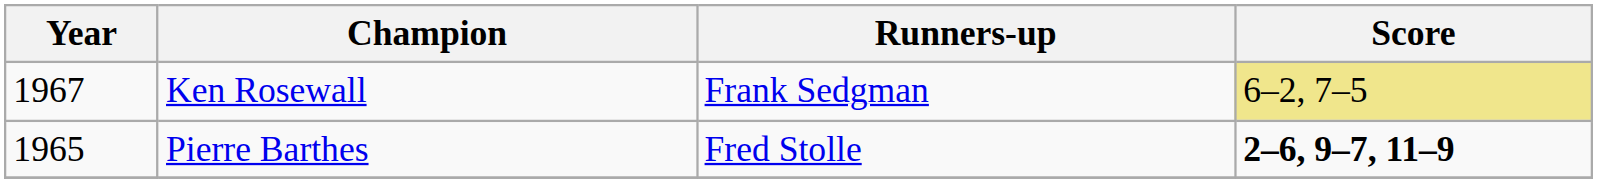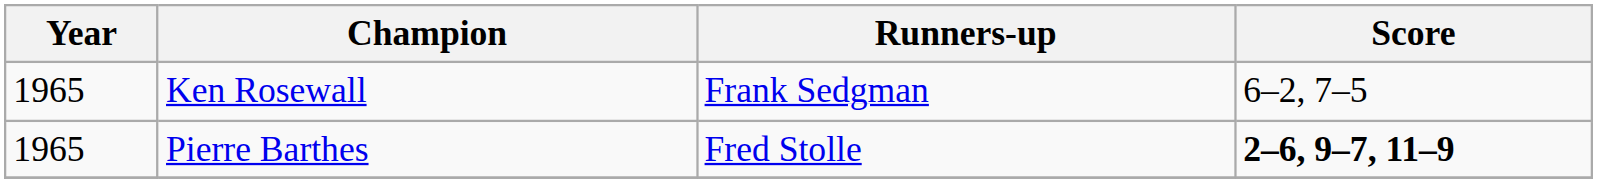(49, 90) 1967 -> (49, 90) 1965
(1305, 90) khaki background -> (1305, 90) no background
